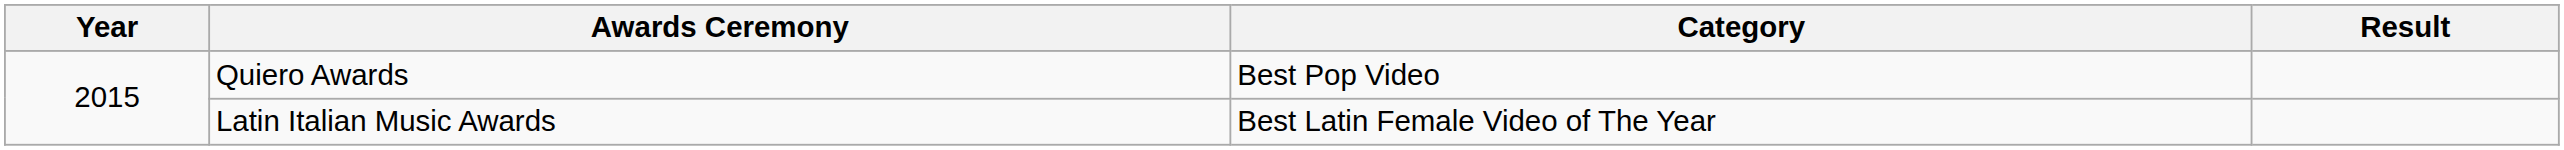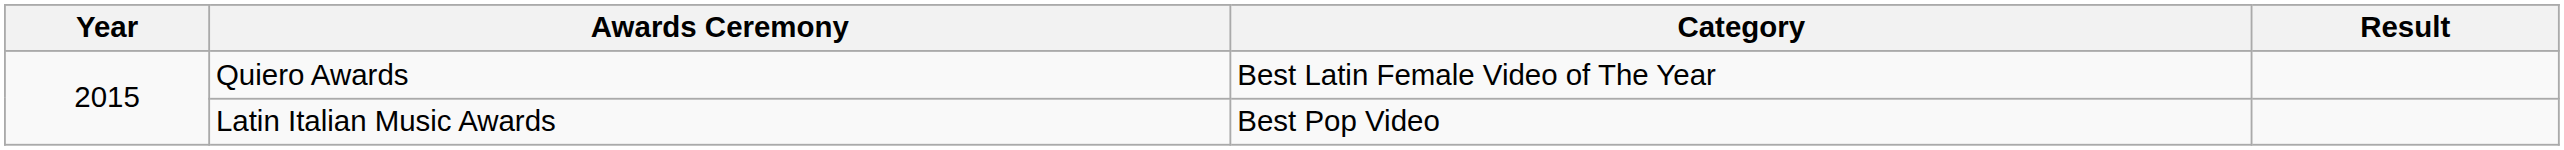(1339, 74) Best Pop Video -> (1477, 74) Best Latin Female Video of The Year
(1477, 121) Best Latin Female Video of The Year -> (1339, 121) Best Pop Video
